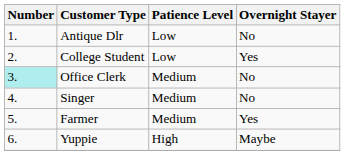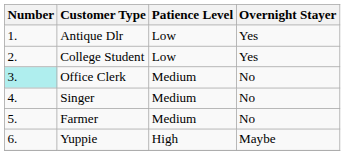(247, 35) No -> (249, 35) Yes
(249, 118) Yes -> (247, 118) No
